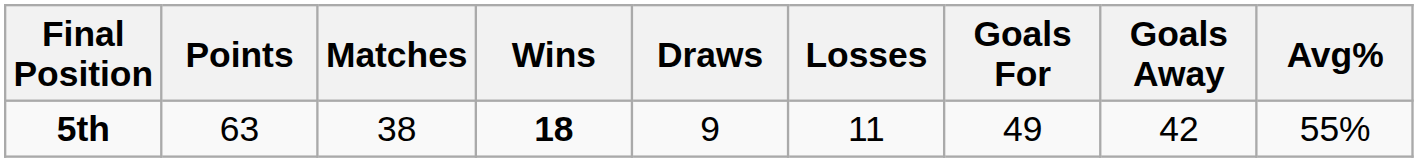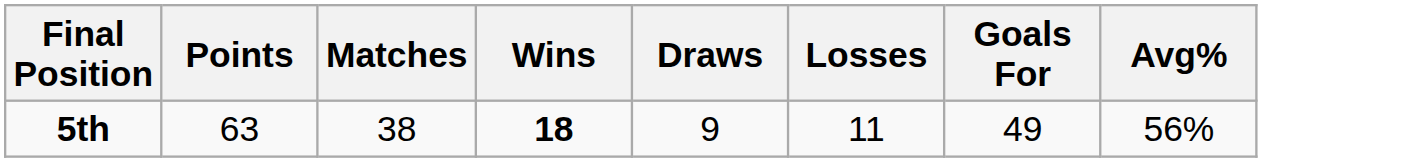- column: (1179, 53)
(1335, 129) 55% -> (1179, 129) 56%
